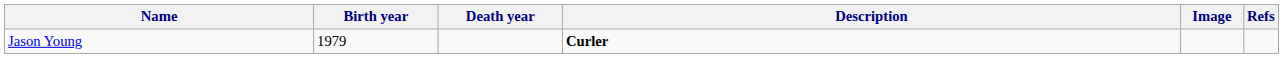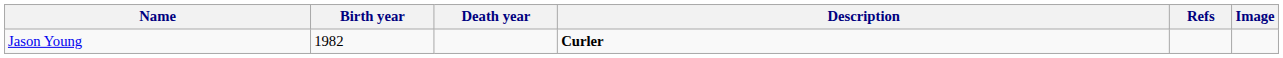columns swapped: (1212, 17) <-> (1261, 17)
(332, 41) 1979 -> (329, 41) 1982
